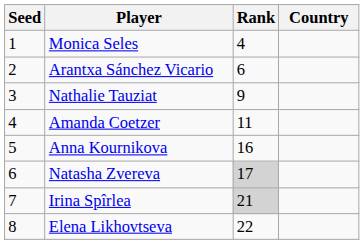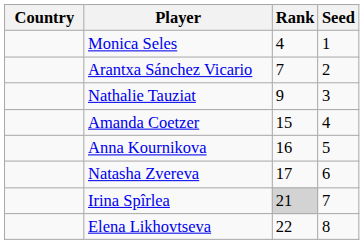columns swapped: (319, 17) <-> (25, 17)
(241, 69) 6 -> (280, 69) 7
(245, 122) 11 -> (284, 122) 15
(245, 174) lightgrey background -> (284, 174) no background
